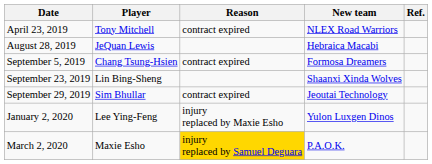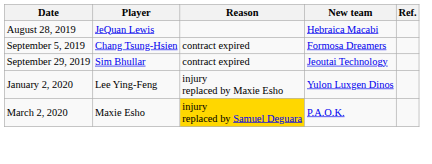- row: (37, 29)
- row: (48, 78)
